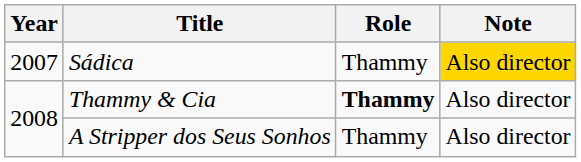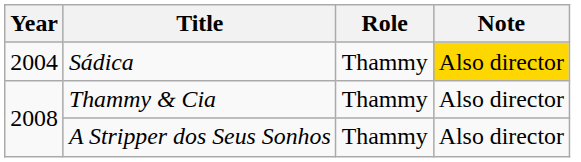(34, 61) 2007 -> (34, 61) 2004
(388, 99) bold -> (385, 99) normal
